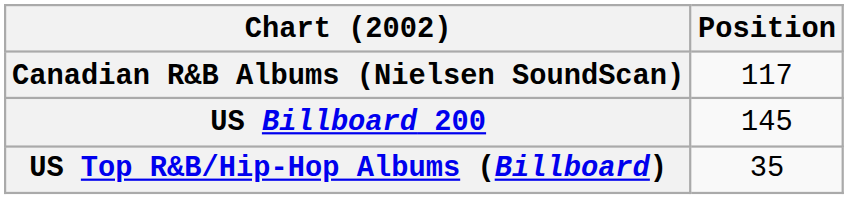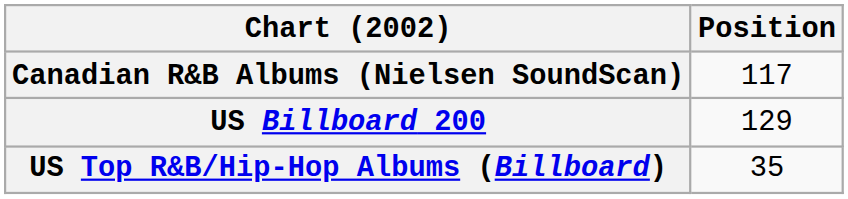(767, 122) 145 -> (767, 122) 129
